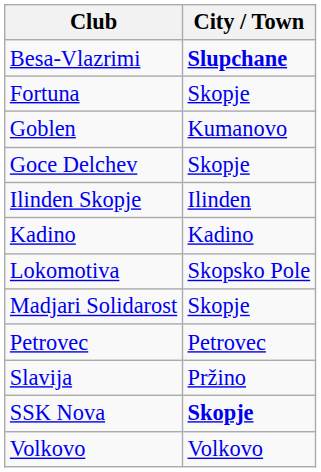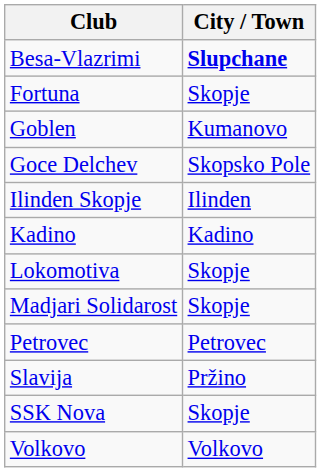(219, 164) Skopje -> (249, 164) Skopsko Pole
(249, 270) Skopsko Pole -> (219, 270) Skopje
(221, 413) bold -> (219, 413) normal
